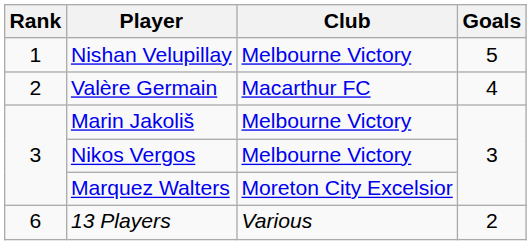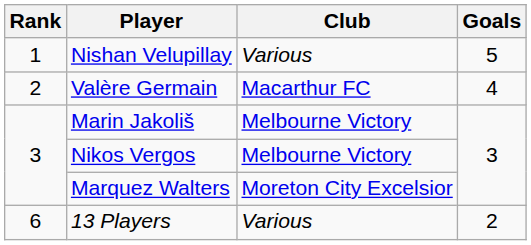(326, 54) Melbourne Victory -> (277, 54) Various
